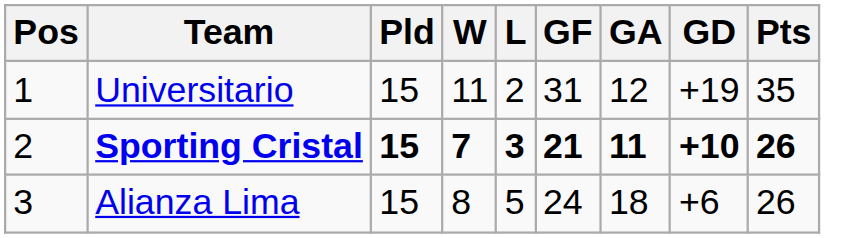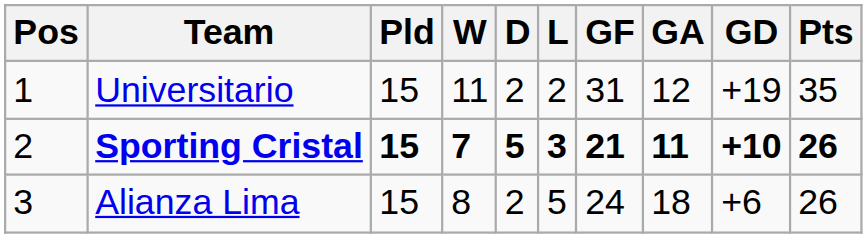+ column: (518, 32)
